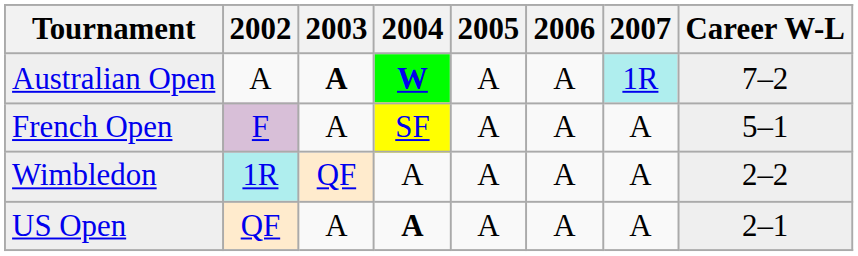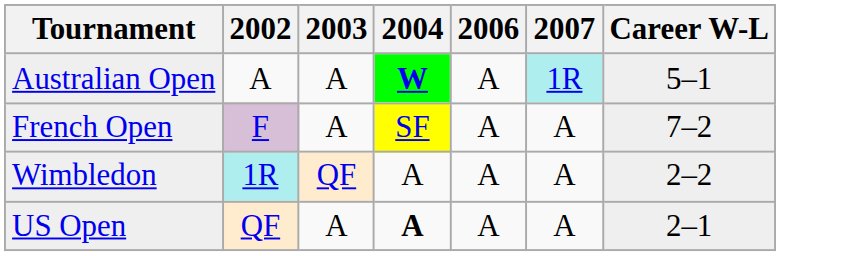- column: (488, 28)
(336, 77) bold -> (336, 77) normal
(765, 77) 7–2 -> (689, 77) 5–1
(765, 126) 5–1 -> (689, 126) 7–2
